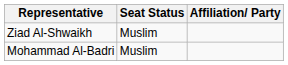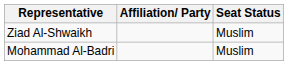columns swapped: (235, 13) <-> (152, 13)
